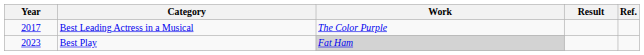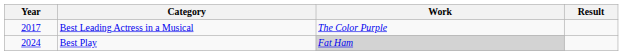- column: (628, 12)
(31, 43) 2023 -> (31, 43) 2024
